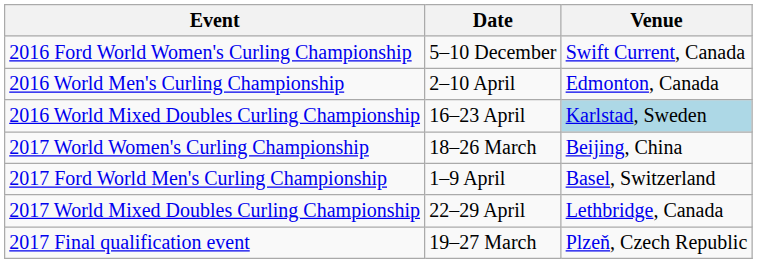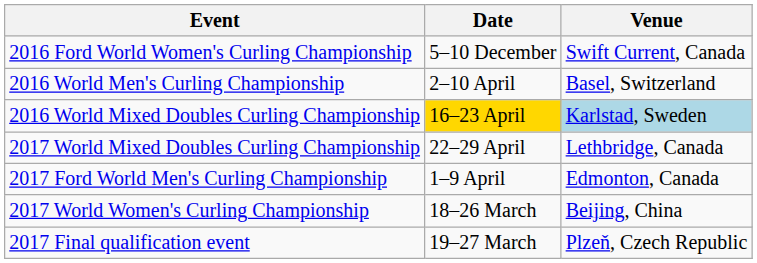(642, 83) Edmonton, Canada -> (641, 83) Basel, Switzerland
(477, 115) no background -> (477, 115) gold background
rows swapped: (189, 147) <-> (215, 210)
(641, 178) Basel, Switzerland -> (642, 178) Edmonton, Canada
